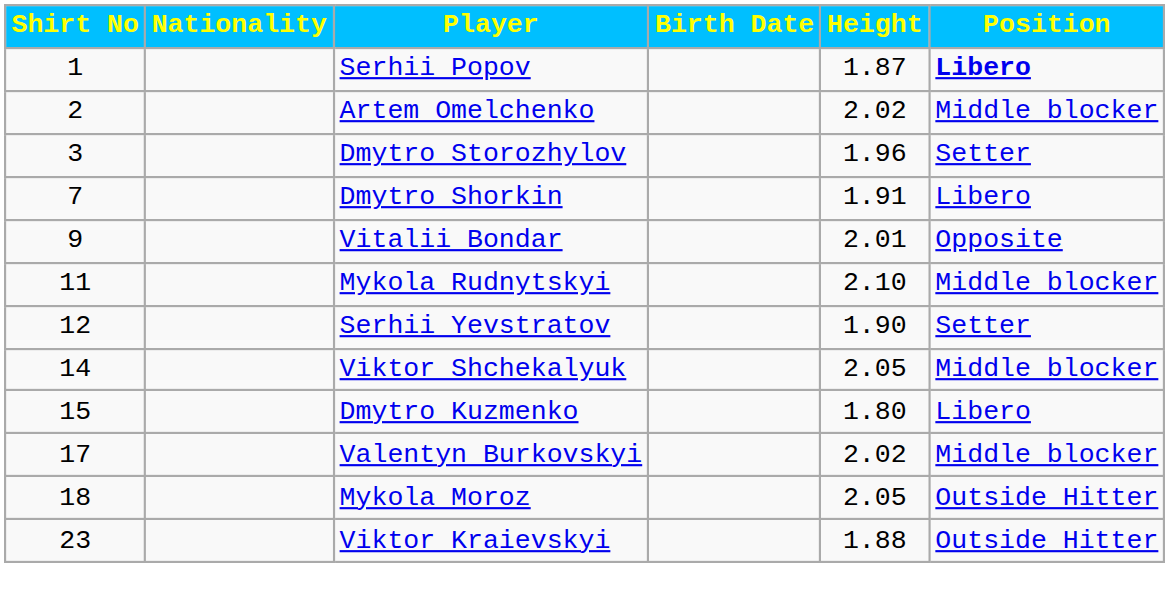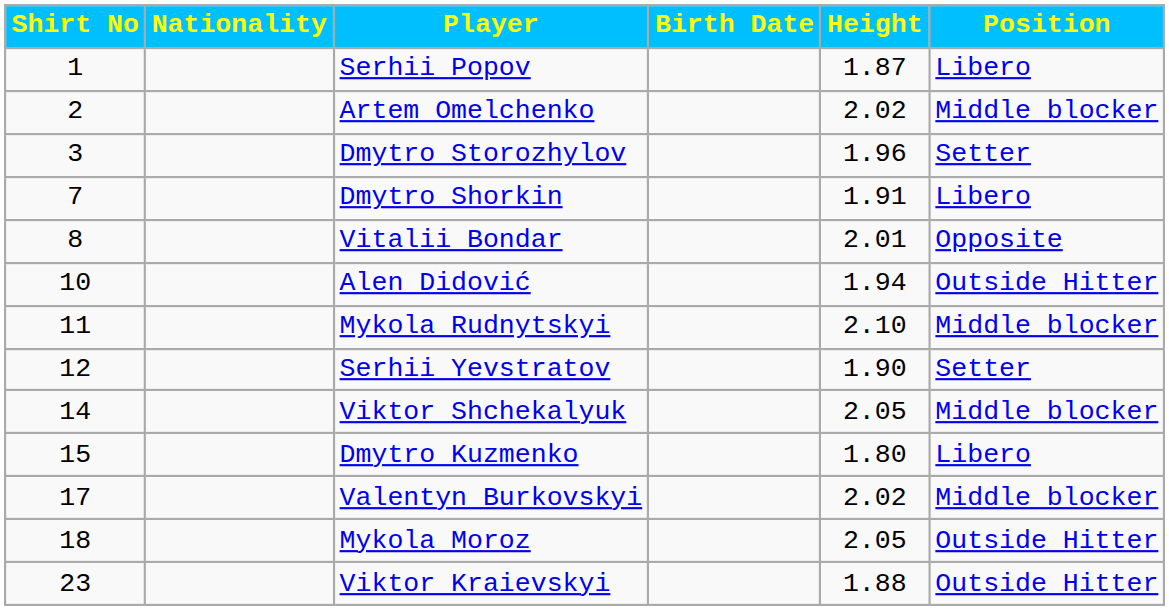(983, 70) bold -> (983, 70) normal
(75, 241) 9 -> (75, 241) 8
+ row: (435, 284)
